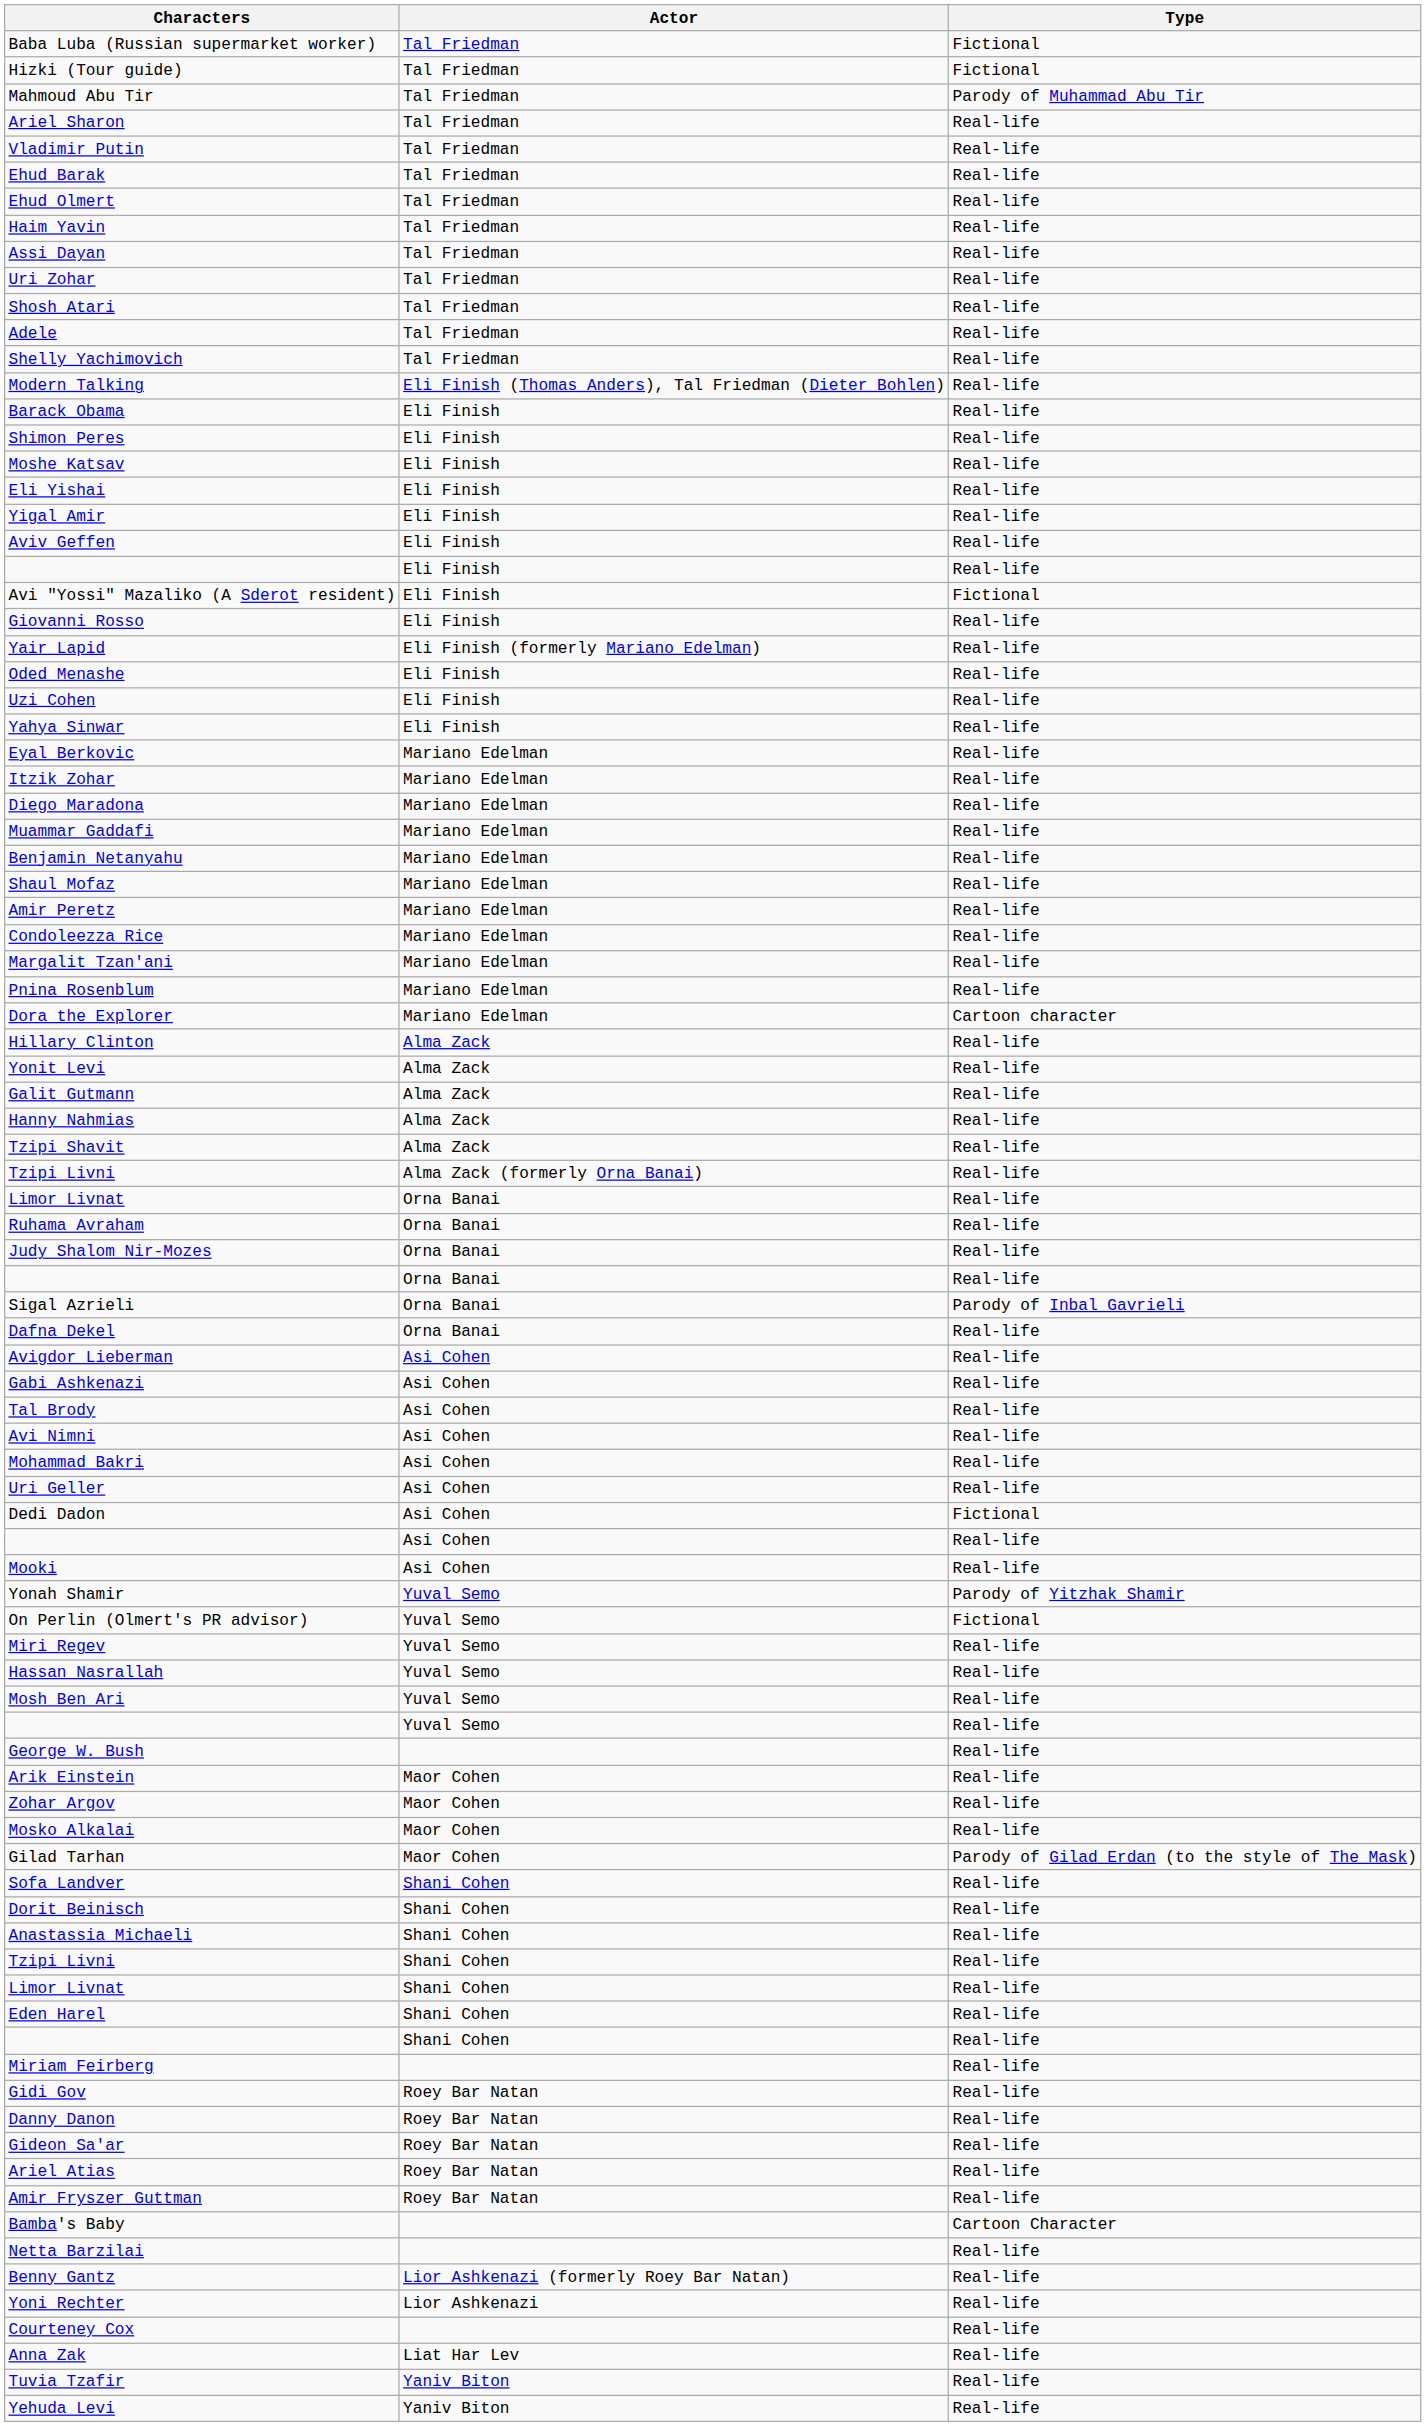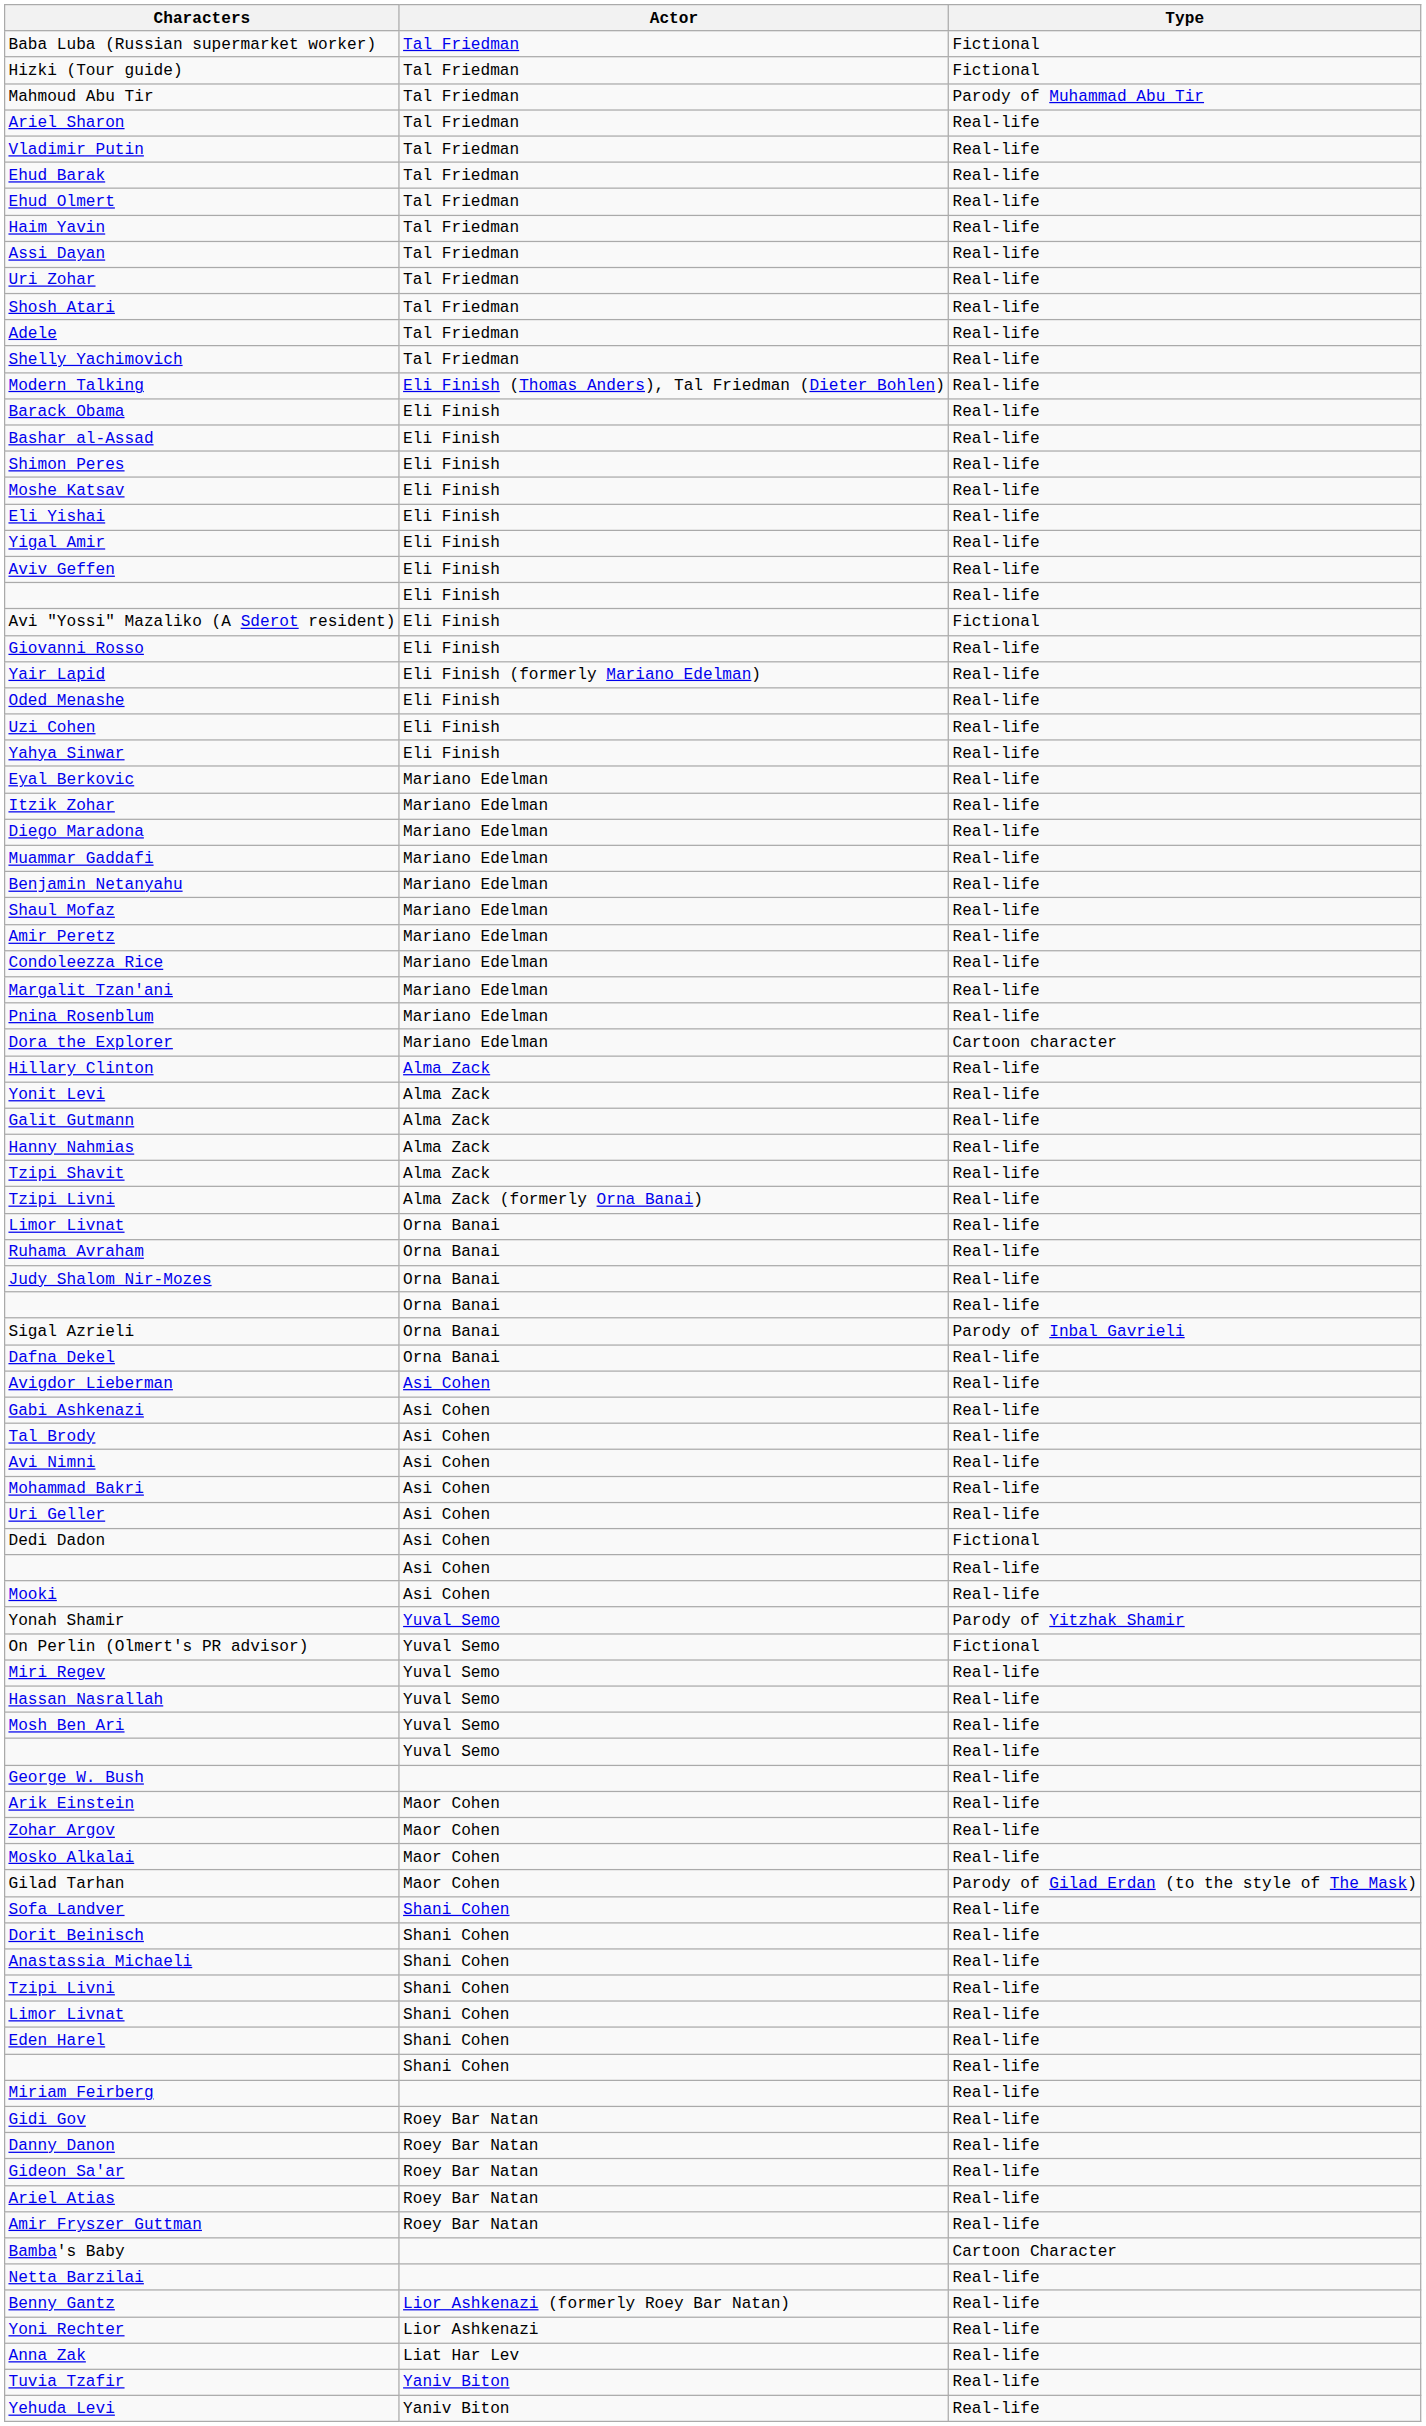+ row: (81, 438)
- row: (71, 2330)
